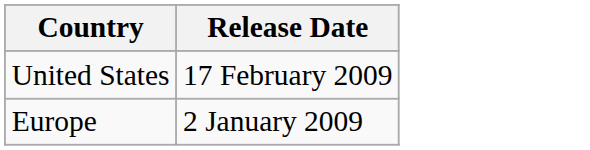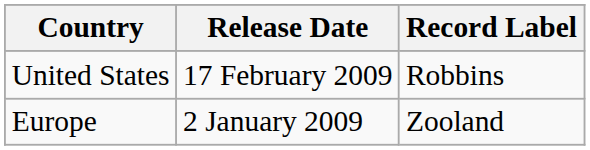+ column: (491, 27)
